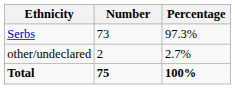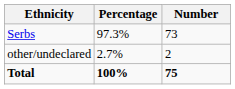columns swapped: (128, 14) <-> (196, 14)
